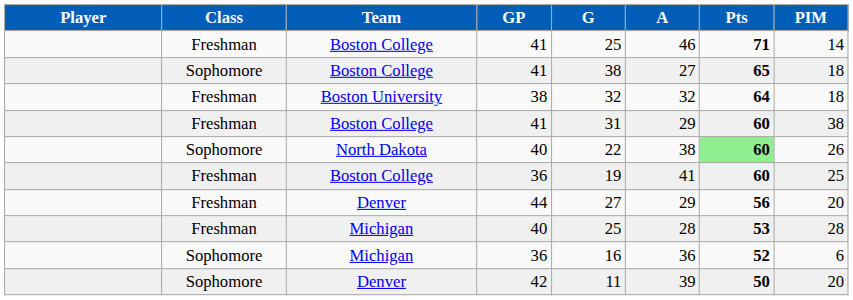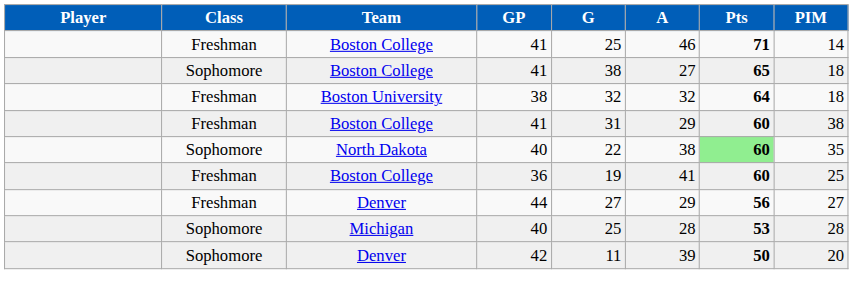(836, 149) 26 -> (836, 149) 35
(836, 202) 20 -> (836, 202) 27
(224, 228) Freshman -> (224, 228) Sophomore
- row: (381, 255)
